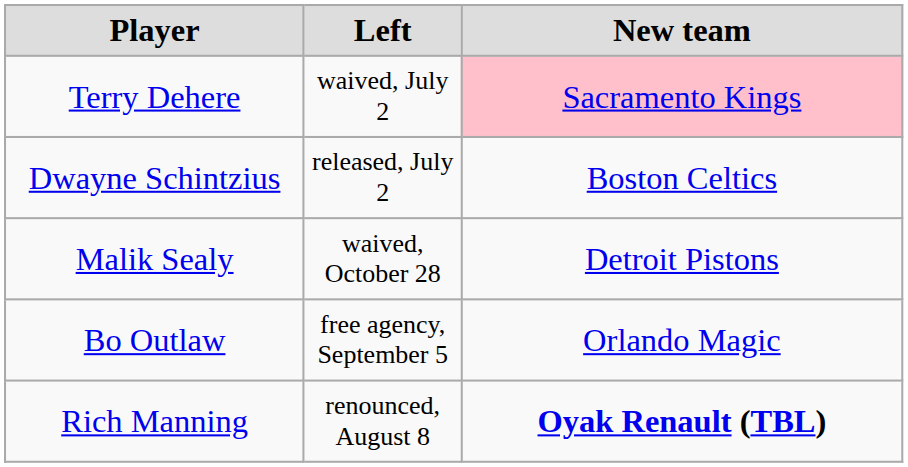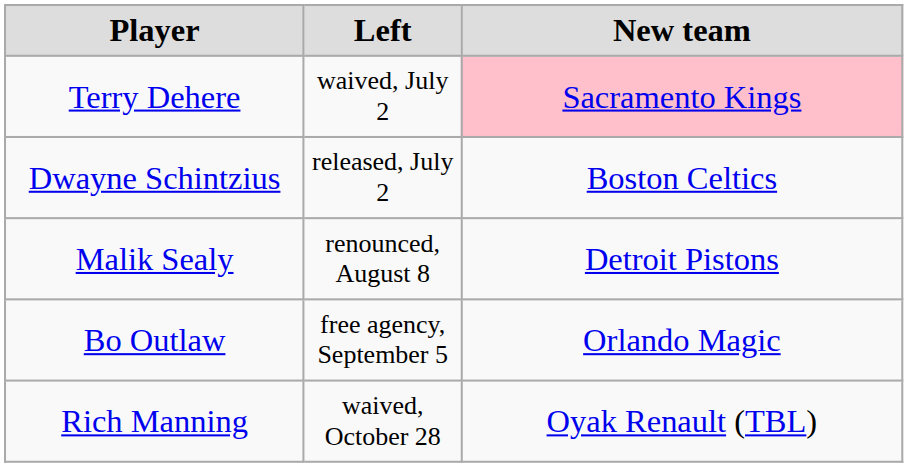(383, 259) waived, October 28 -> (383, 259) renounced, August 8
(383, 421) renounced, August 8 -> (383, 421) waived, October 28
(682, 421) bold -> (682, 421) normal
